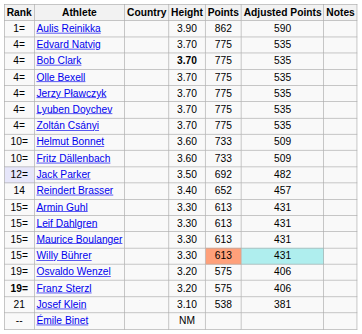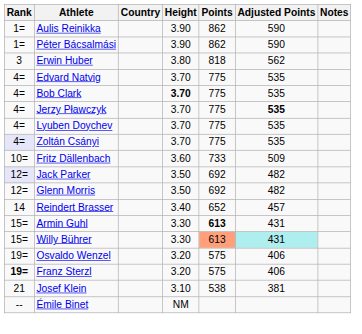+ row: (76, 45)
+ row: (65, 61)
- row: (61, 77)
(283, 93) normal -> (276, 110) bold
(19, 126) no background -> (19, 142) lavender background
- row: (70, 142)
+ row: (66, 191)
(223, 207) normal -> (217, 223) bold
- row: (67, 223)
- row: (79, 239)
